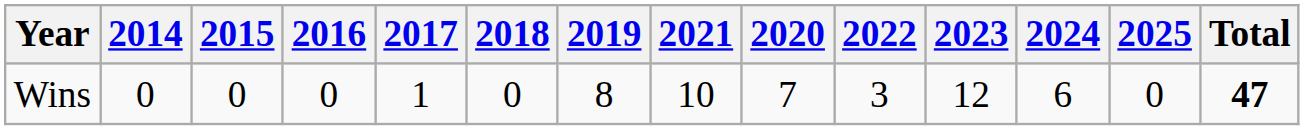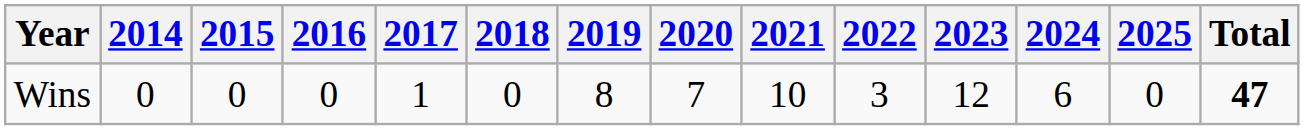columns swapped: (788, 34) <-> (696, 34)
